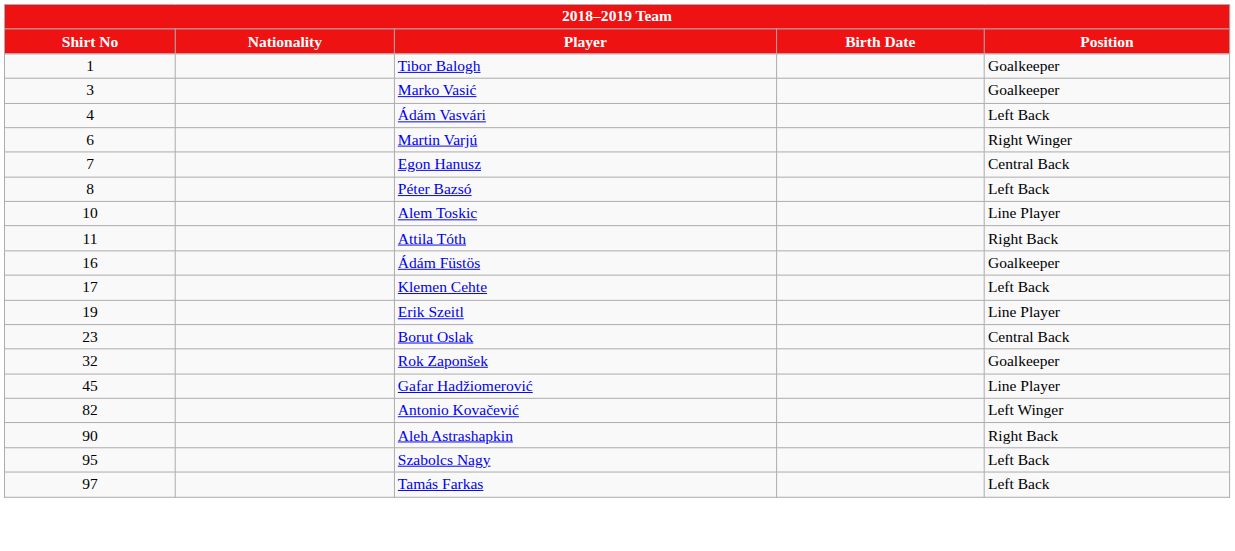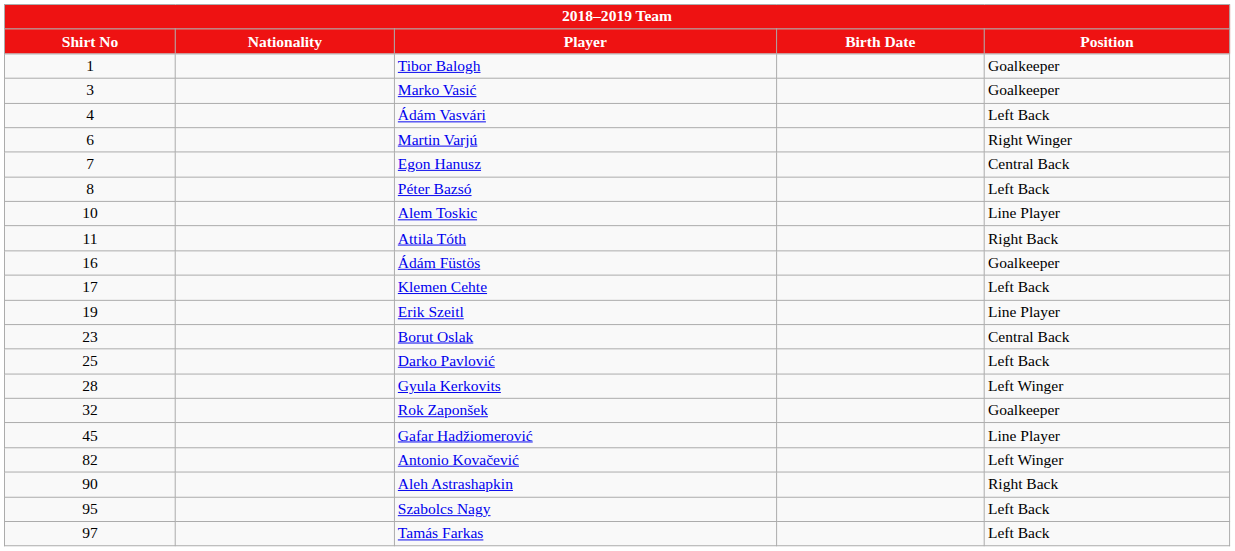+ row: (446, 361)
+ row: (449, 386)
